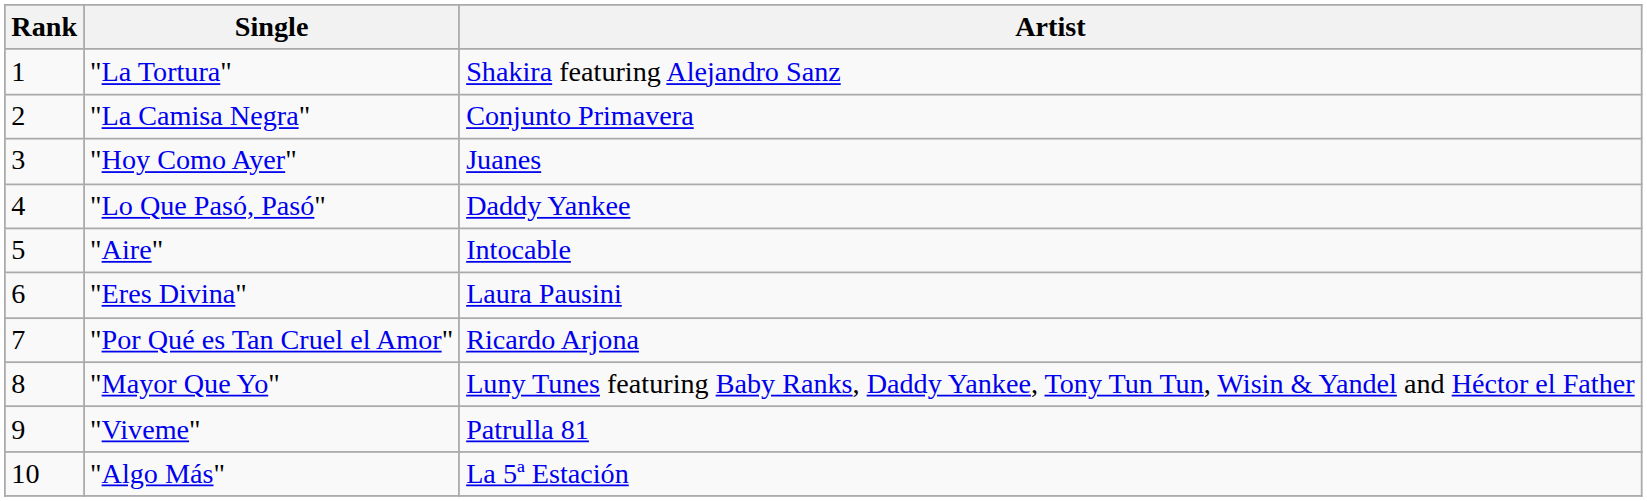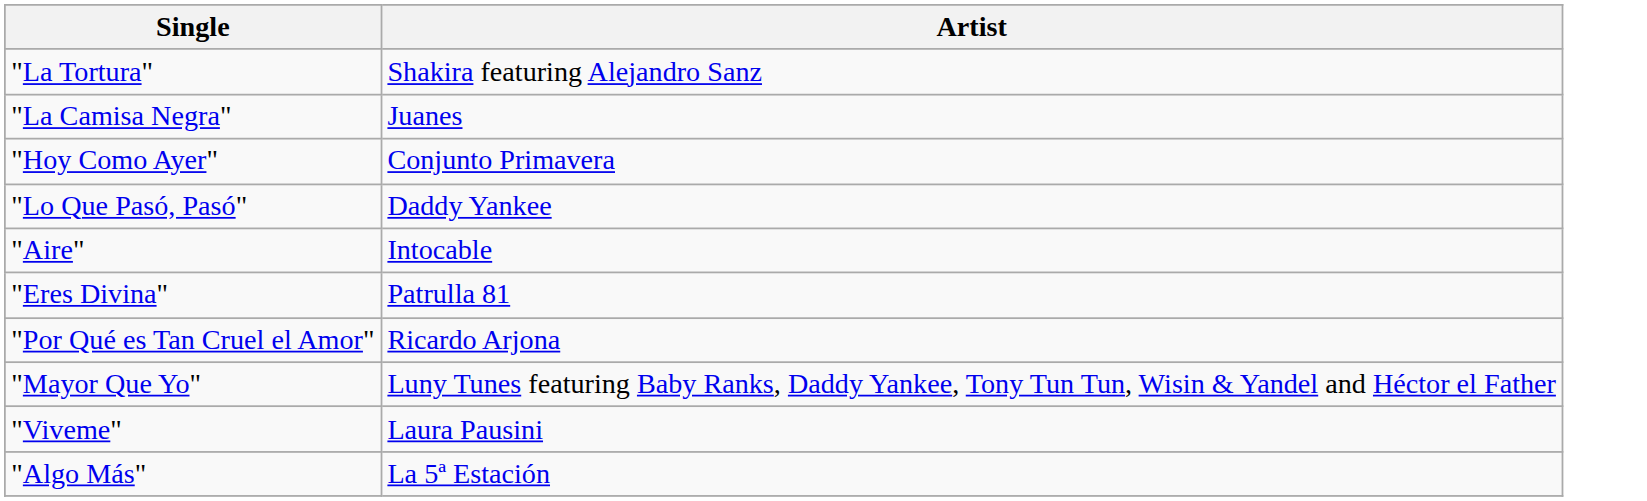- column: (44, 26)
(580, 116) Conjunto Primavera -> (425, 116) Juanes
(504, 160) Juanes -> (501, 160) Conjunto Primavera
(544, 294) Laura Pausini -> (449, 294) Patrulla 81
(528, 428) Patrulla 81 -> (465, 428) Laura Pausini
